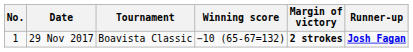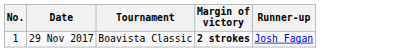- column: (241, 18)
(377, 39) bold -> (284, 39) normal
